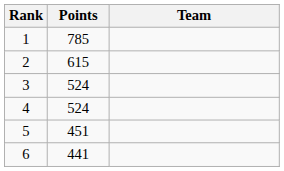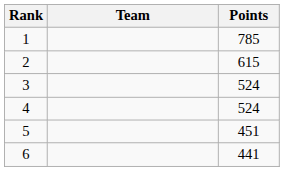columns swapped: (194, 16) <-> (78, 16)
